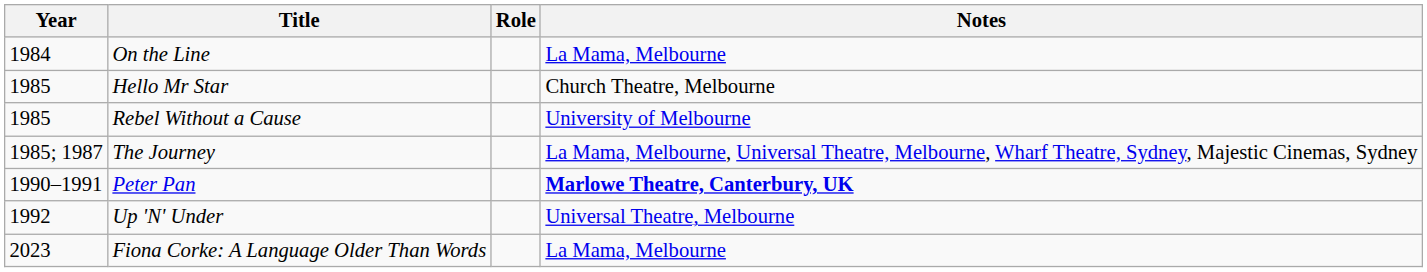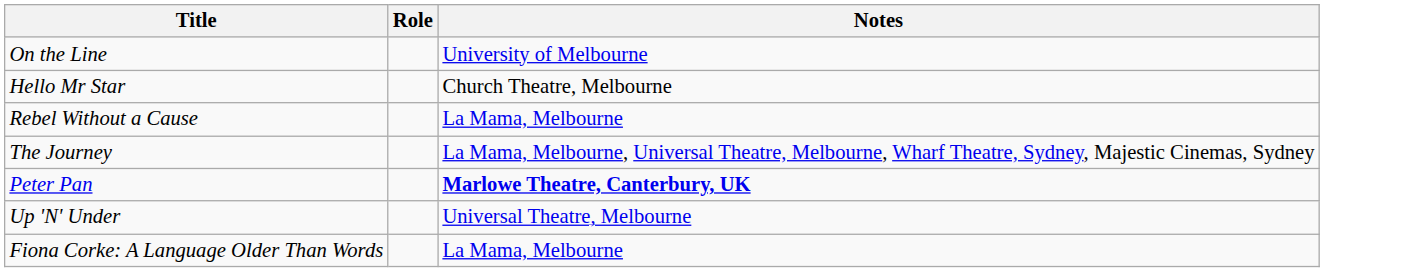- column: (56, 20)
(636, 53) La Mama, Melbourne -> (545, 53) University of Melbourne
(648, 119) University of Melbourne -> (533, 119) La Mama, Melbourne
